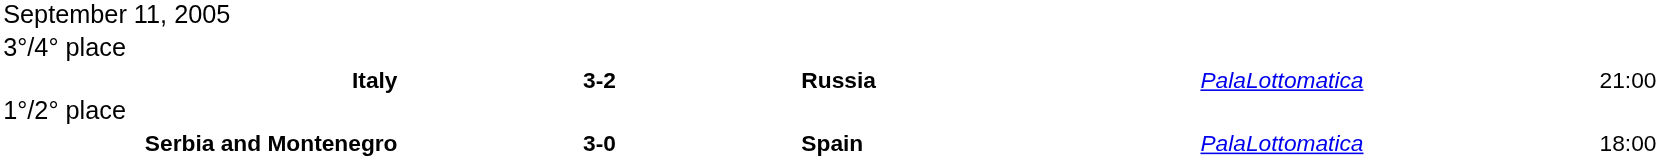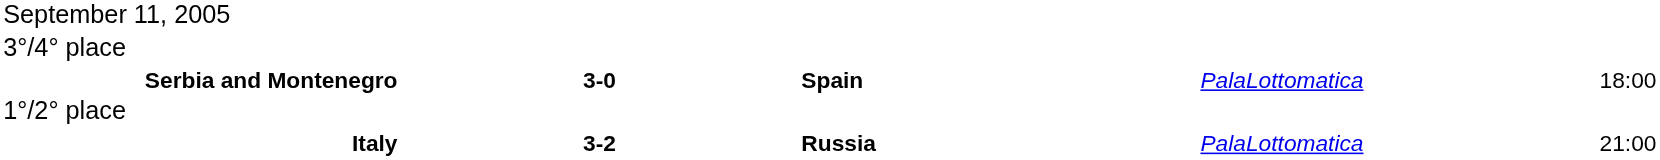rows swapped: (271, 143) <-> (375, 80)
